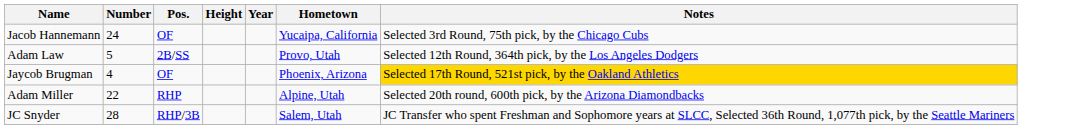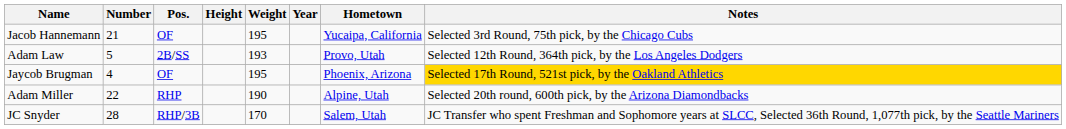+ column: (267, 14)
(112, 34) 24 -> (112, 34) 21
